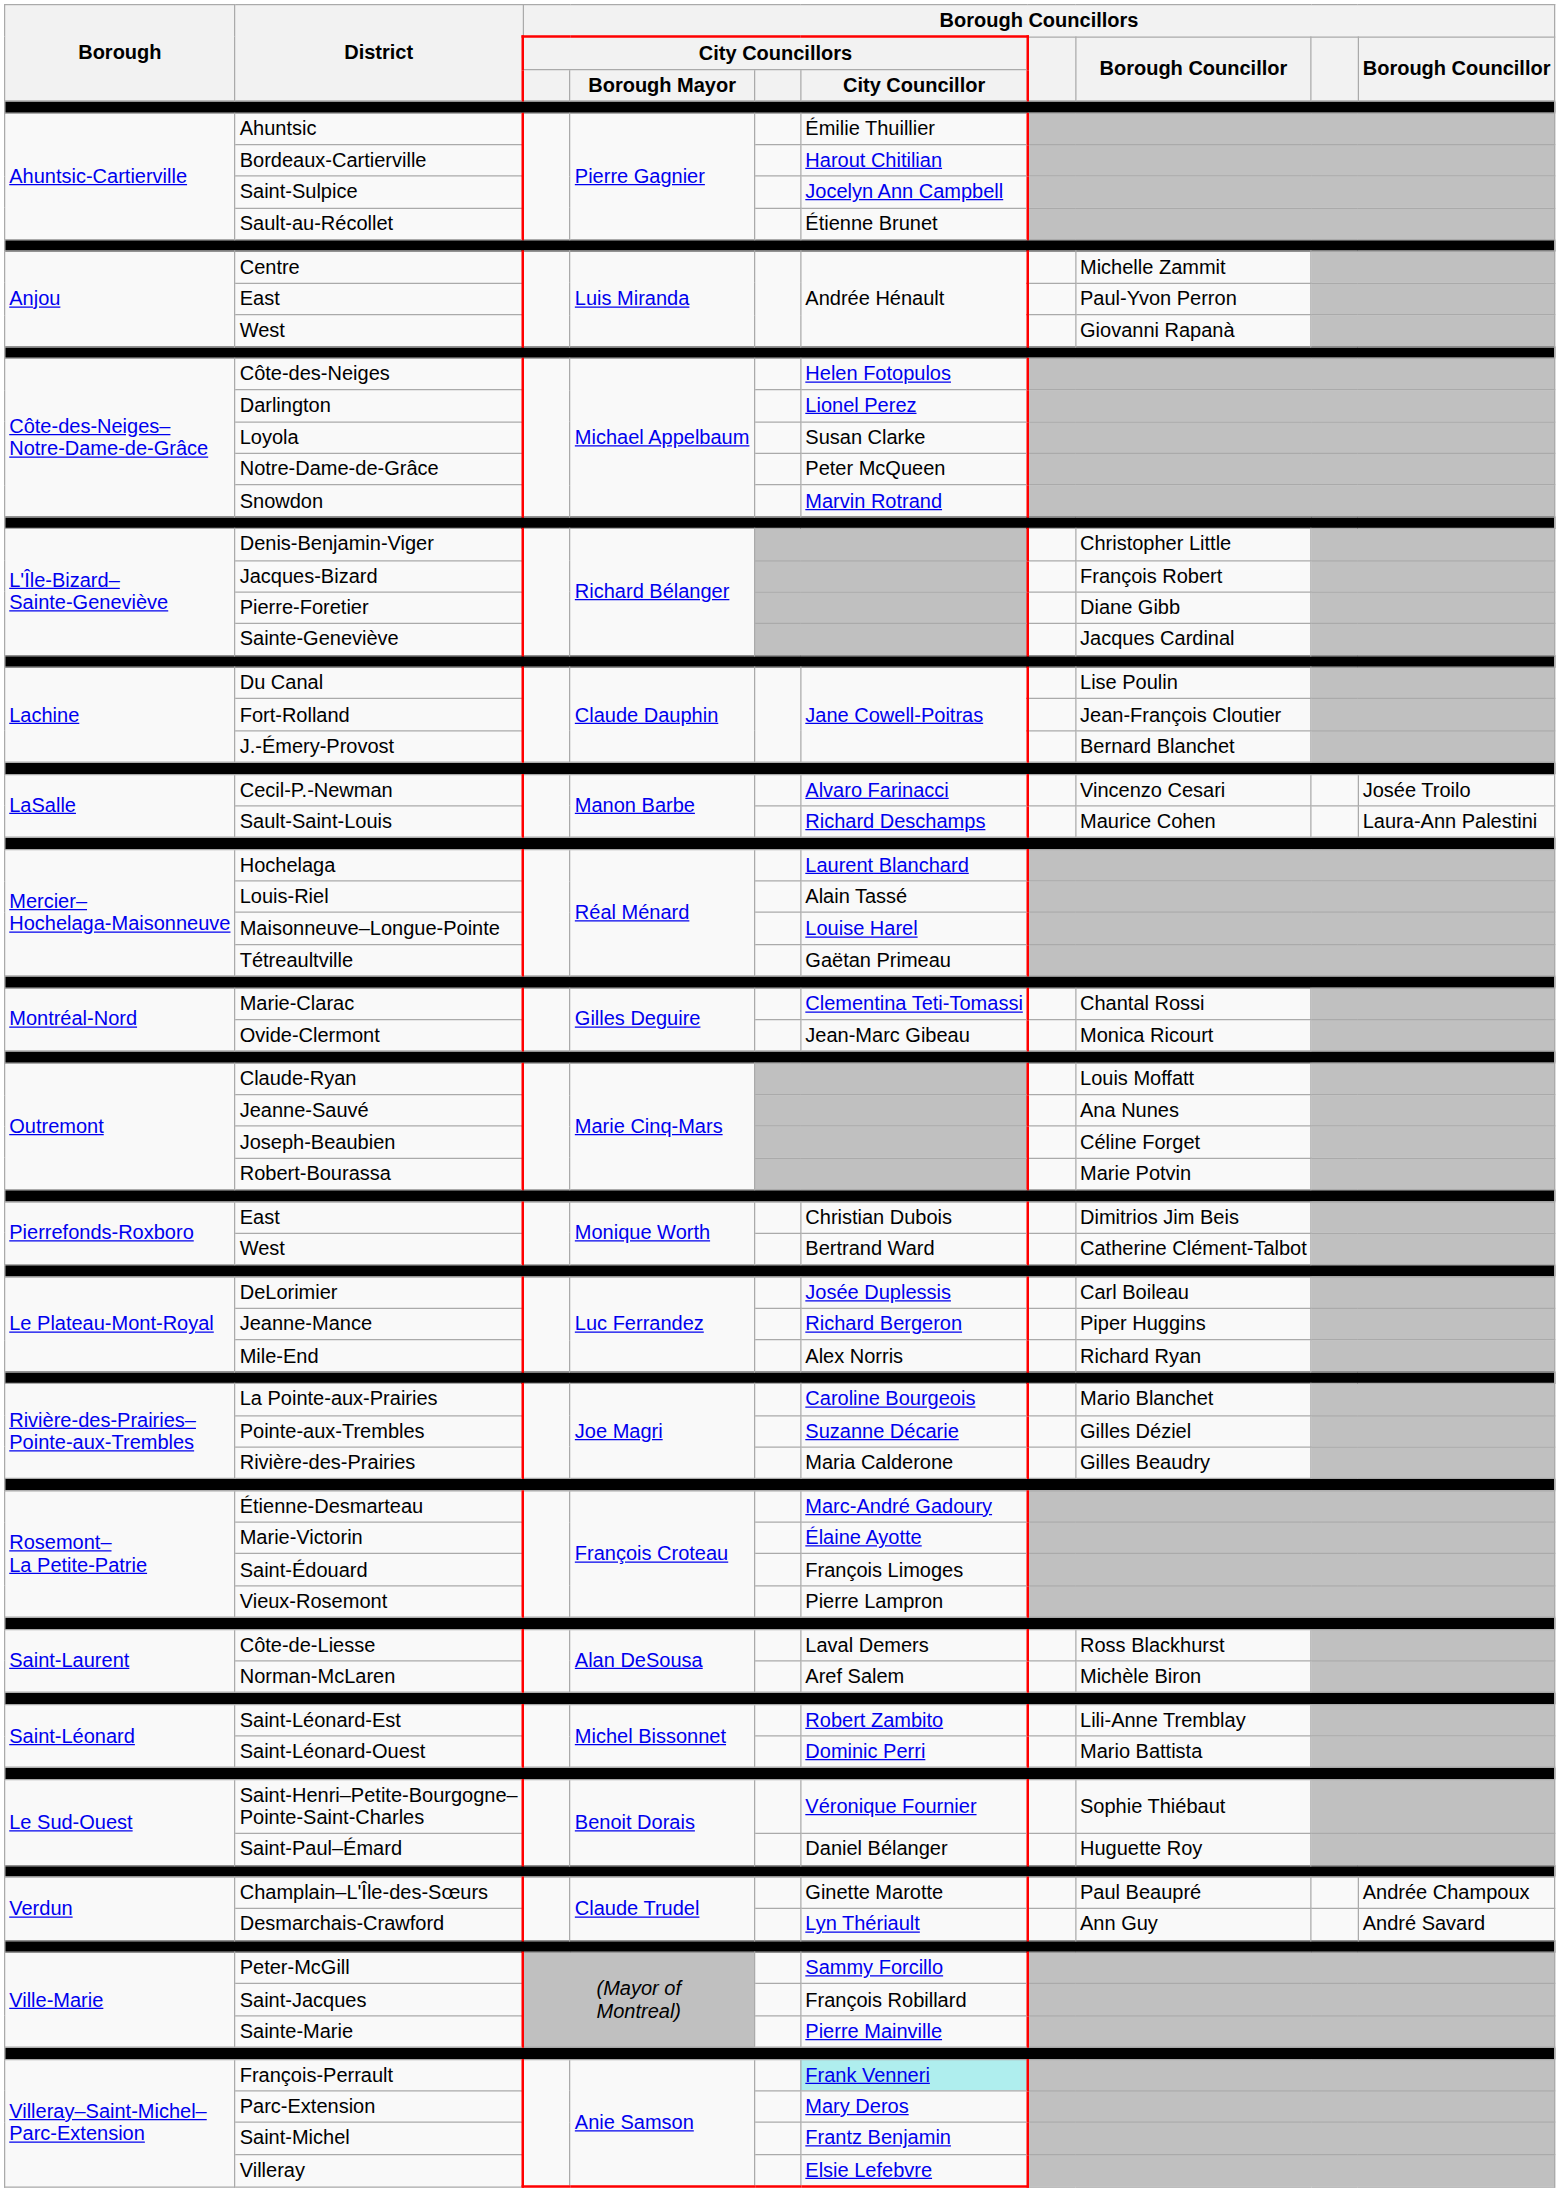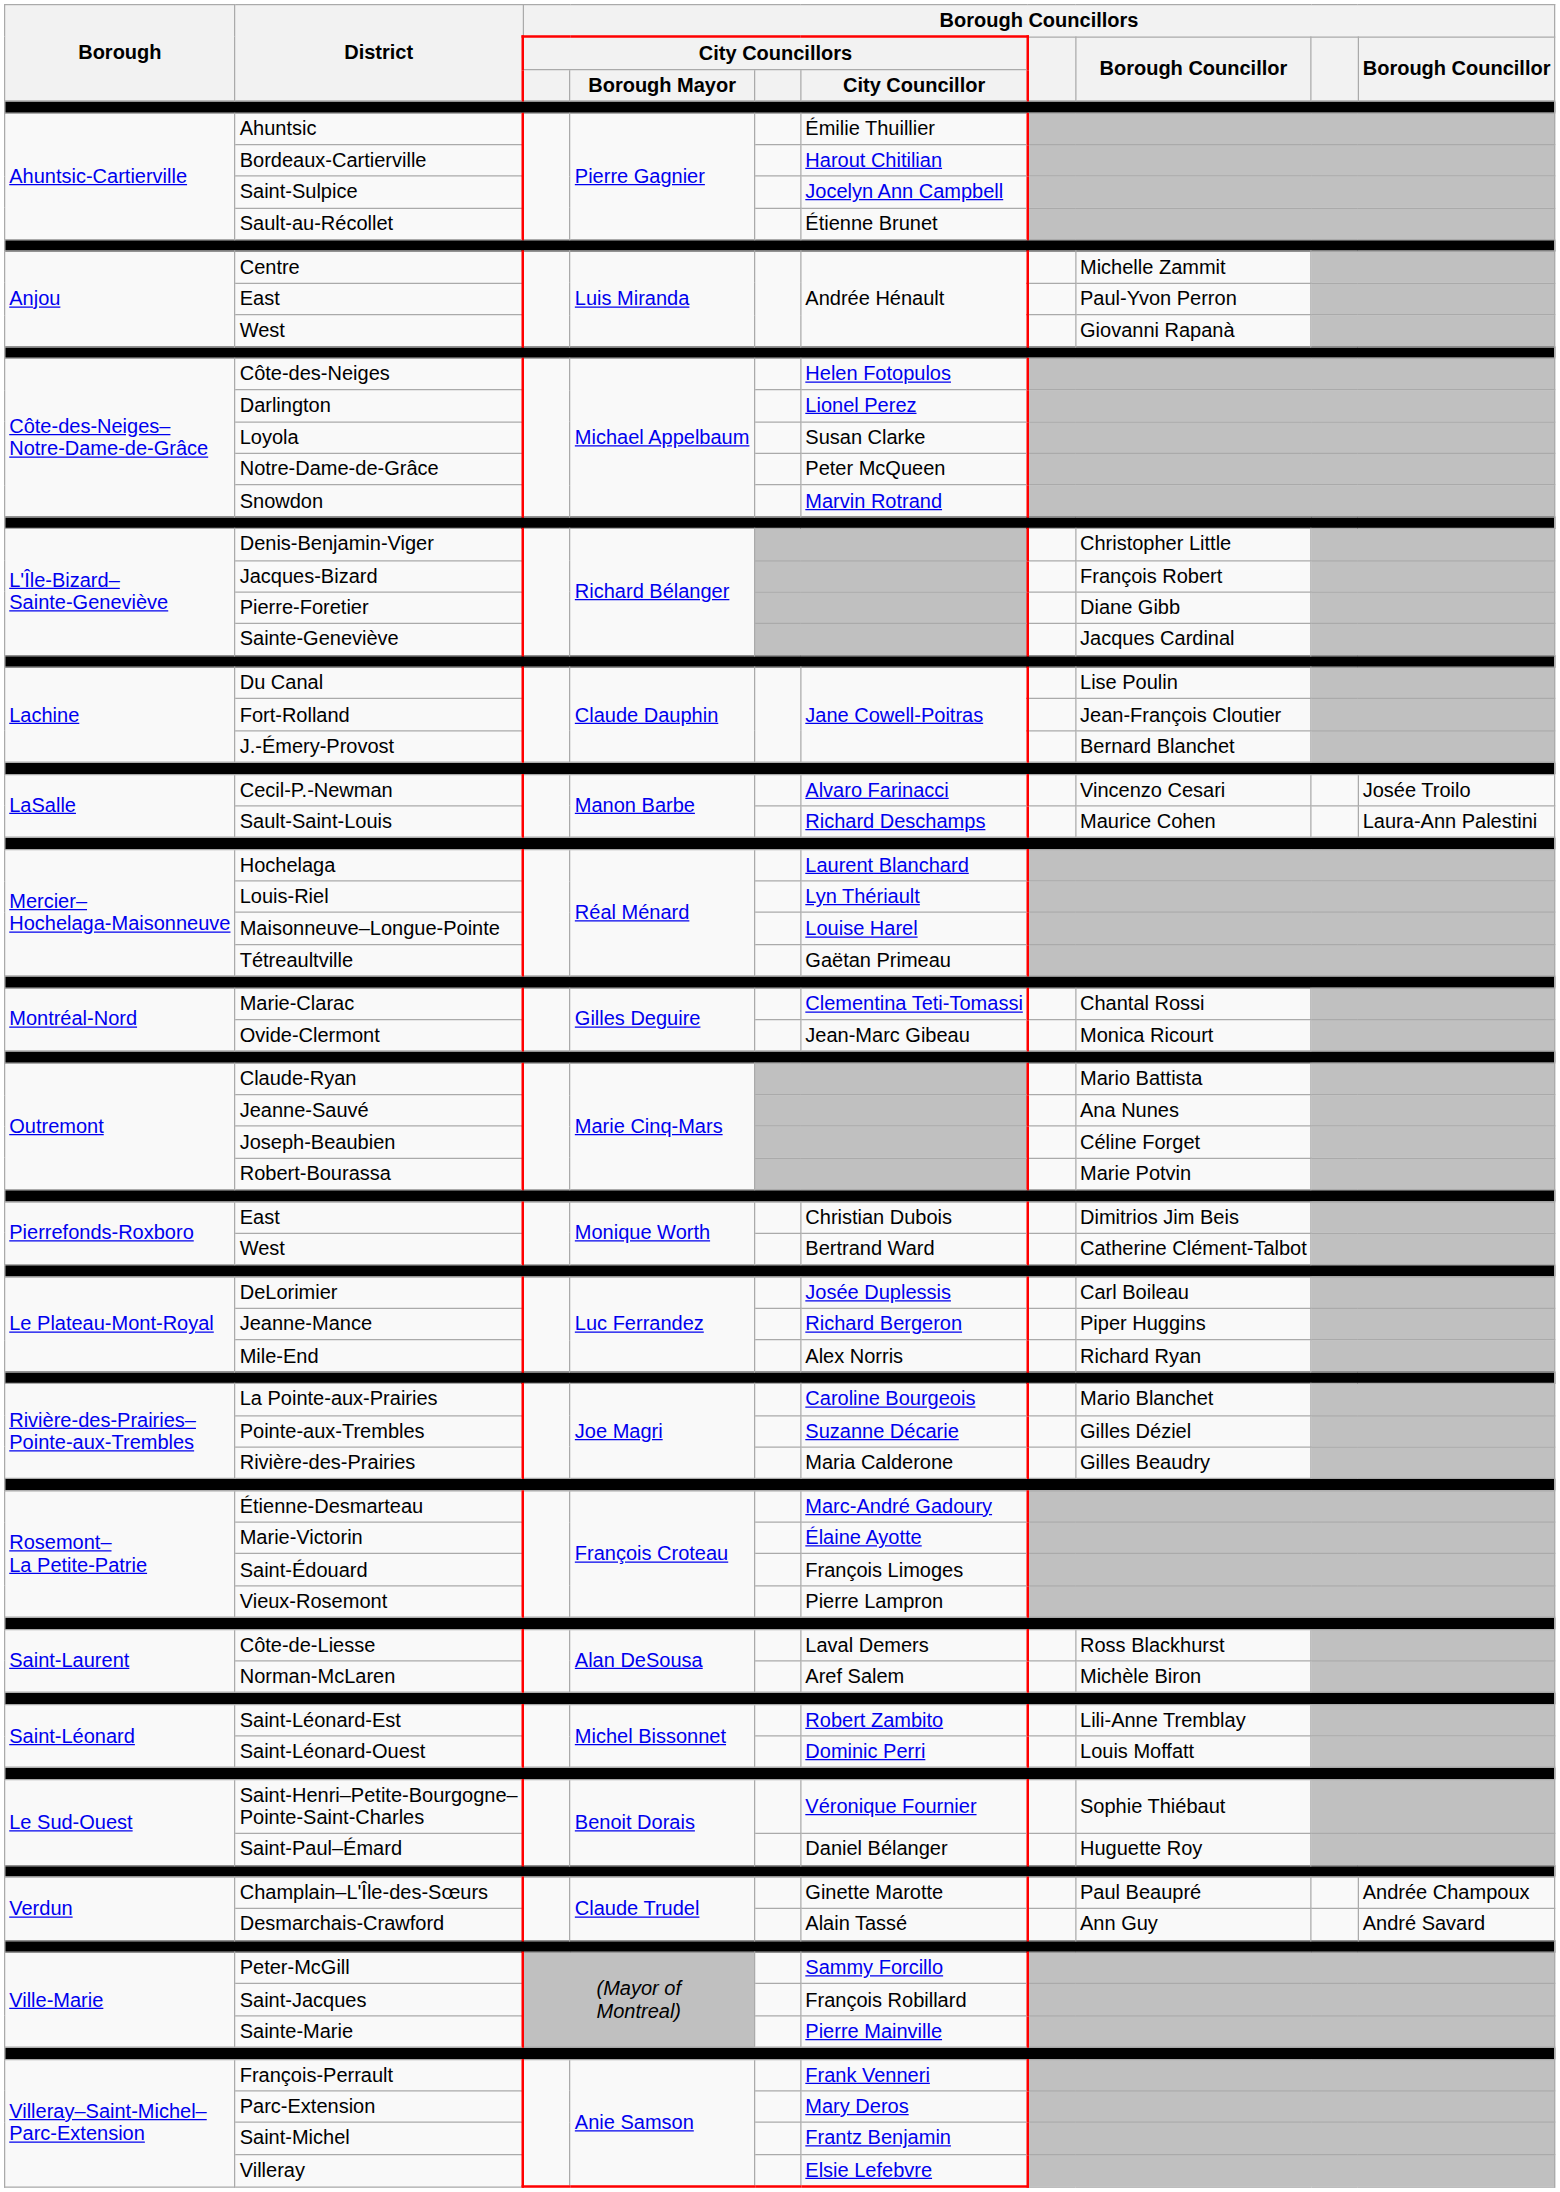(856, 896) Alain Tassé -> (863, 896) Lyn Thériault
(1137, 1078) Louis Moffatt -> (1141, 1078) Mario Battista
(1141, 1751) Mario Battista -> (1137, 1751) Louis Moffatt
(863, 1924) Lyn Thériault -> (856, 1924) Alain Tassé
(868, 2074) paleturquoise background -> (868, 2074) no background
